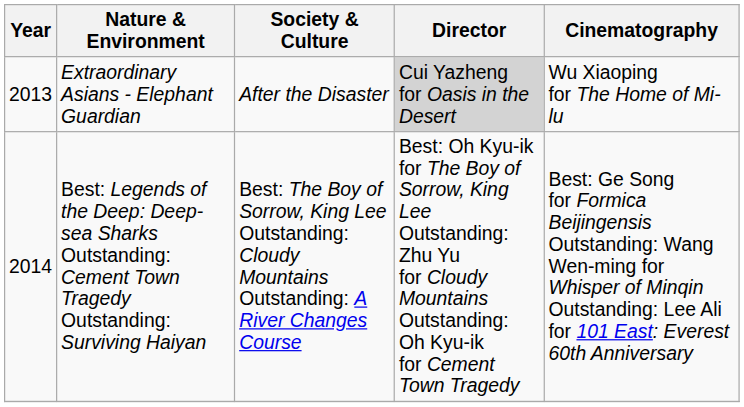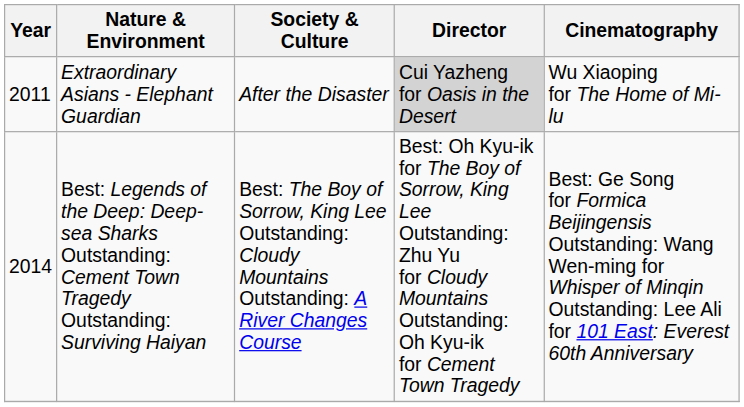(31, 94) 2013 -> (30, 94) 2011
